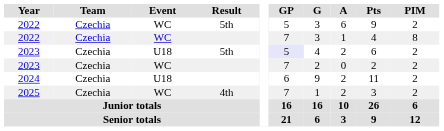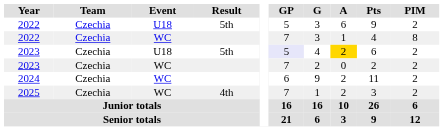(163, 24) WC -> (163, 24) U18
(344, 51) no background -> (344, 51) gold background
(163, 78) U18 -> (163, 78) WC
